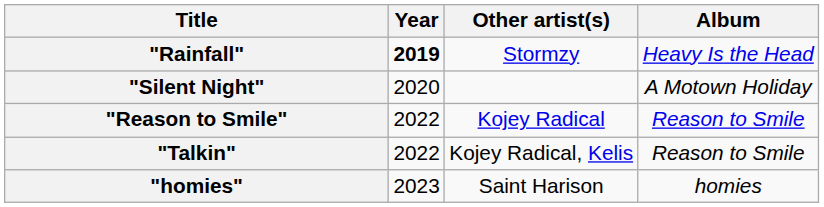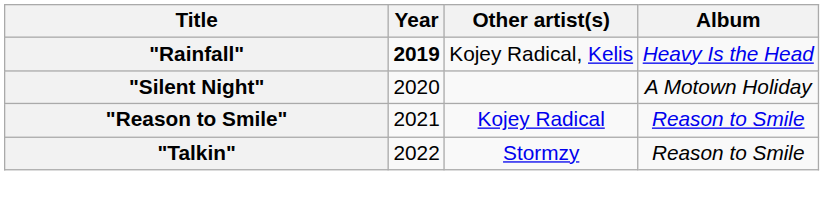(541, 53) Stormzy -> (541, 53) Kojey Radical, Kelis
(417, 119) 2022 -> (417, 119) 2021
(541, 152) Kojey Radical, Kelis -> (541, 152) Stormzy
- row: (197, 185)
